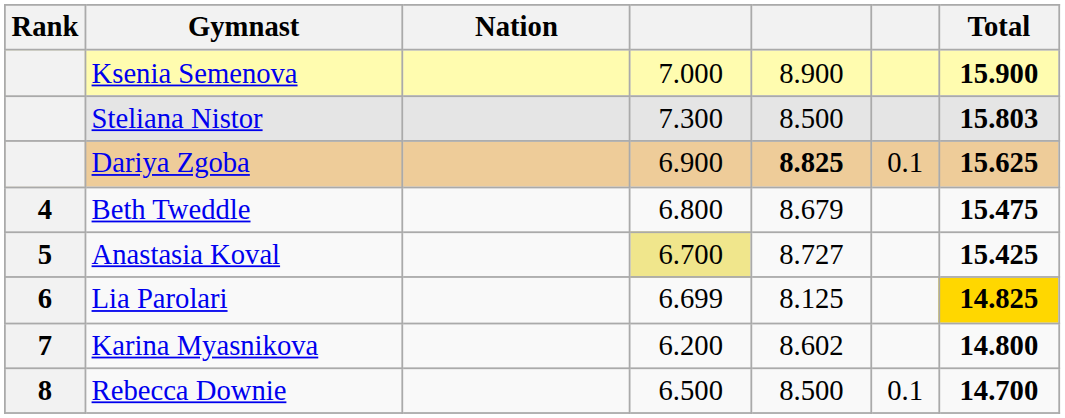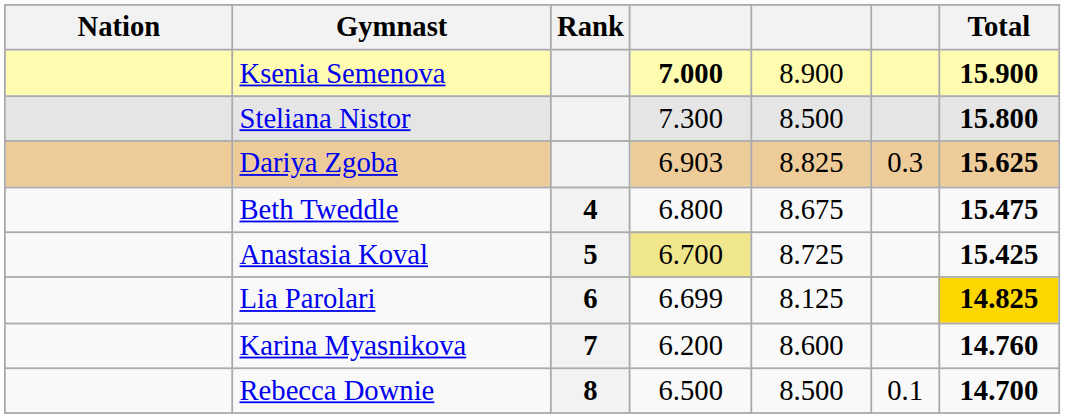columns swapped: (45, 27) <-> (516, 27)
(691, 72) normal -> (691, 72) bold
(999, 118) 15.803 -> (999, 118) 15.800
(691, 163) 6.900 -> (691, 163) 6.903
(811, 163) bold -> (811, 163) normal
(905, 163) 0.1 -> (905, 163) 0.3
(811, 208) 8.679 -> (811, 208) 8.675
(811, 254) 8.727 -> (811, 254) 8.725
(811, 345) 8.602 -> (811, 345) 8.600
(999, 345) 14.800 -> (999, 345) 14.760
